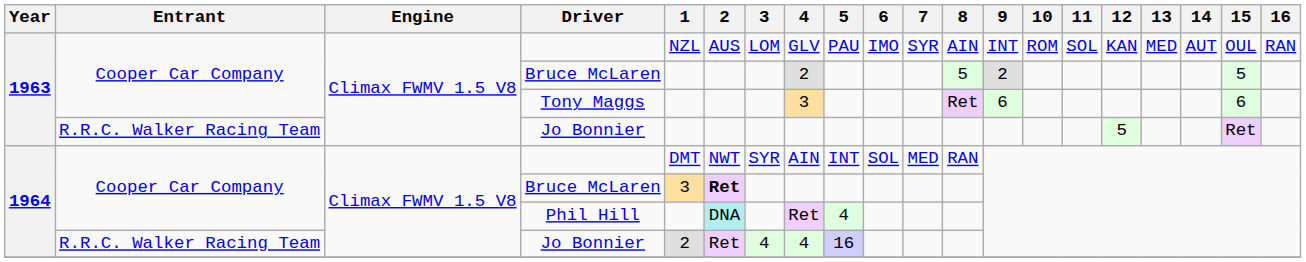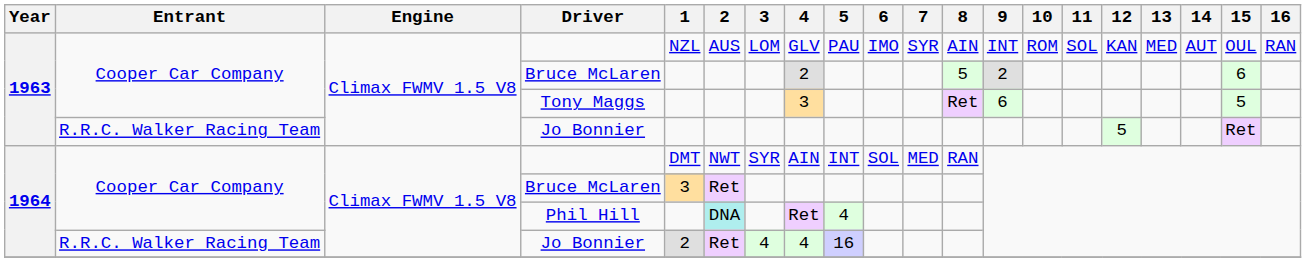(1241, 75) 5 -> (1241, 75) 6
(1241, 103) 6 -> (1241, 103) 5
(724, 188) bold -> (724, 188) normal
